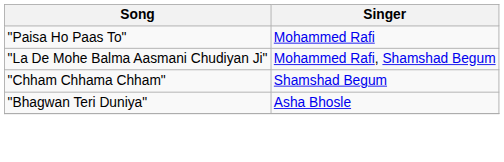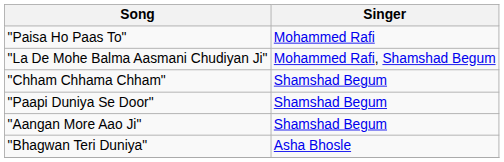+ row: (81, 102)
+ row: (74, 124)
